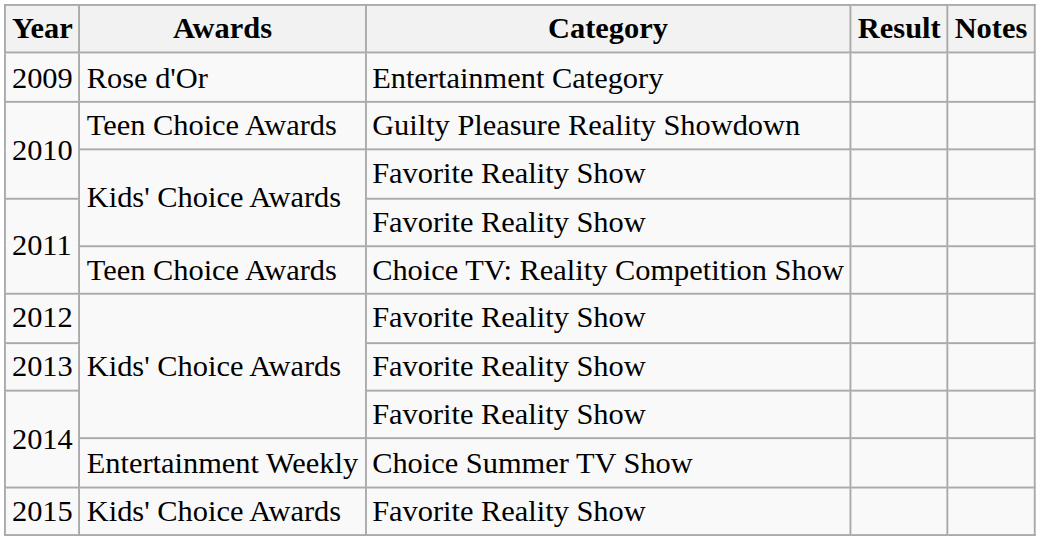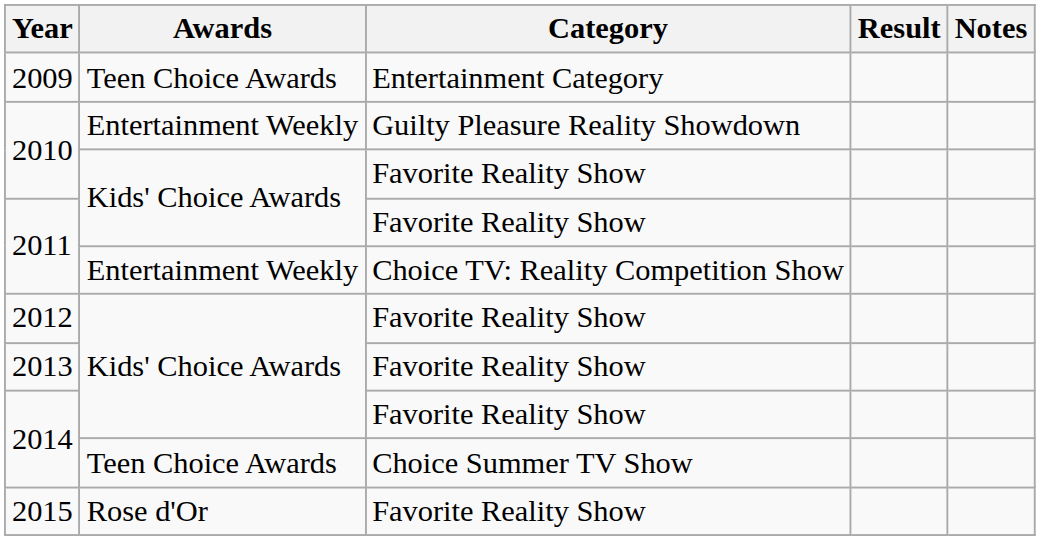(147, 76) Rose d'Or -> (212, 76) Teen Choice Awards
(212, 125) Teen Choice Awards -> (222, 125) Entertainment Weekly
(212, 269) Teen Choice Awards -> (222, 269) Entertainment Weekly
(222, 462) Entertainment Weekly -> (212, 462) Teen Choice Awards
(214, 510) Kids' Choice Awards -> (147, 510) Rose d'Or
